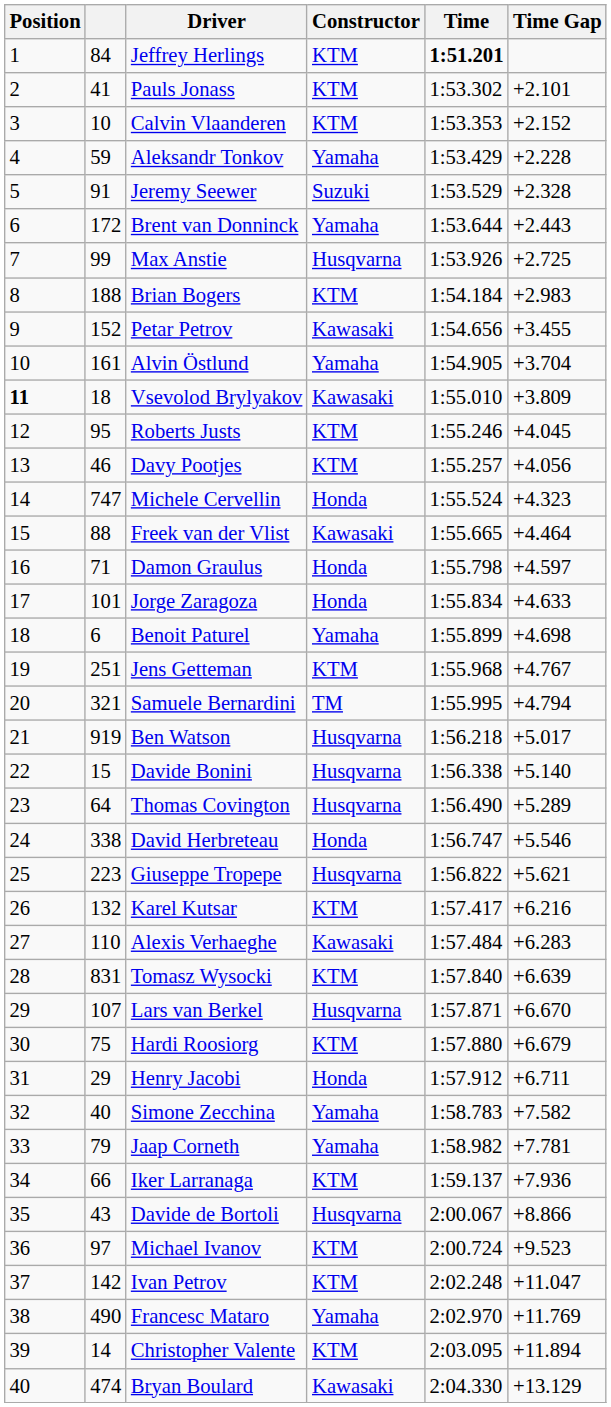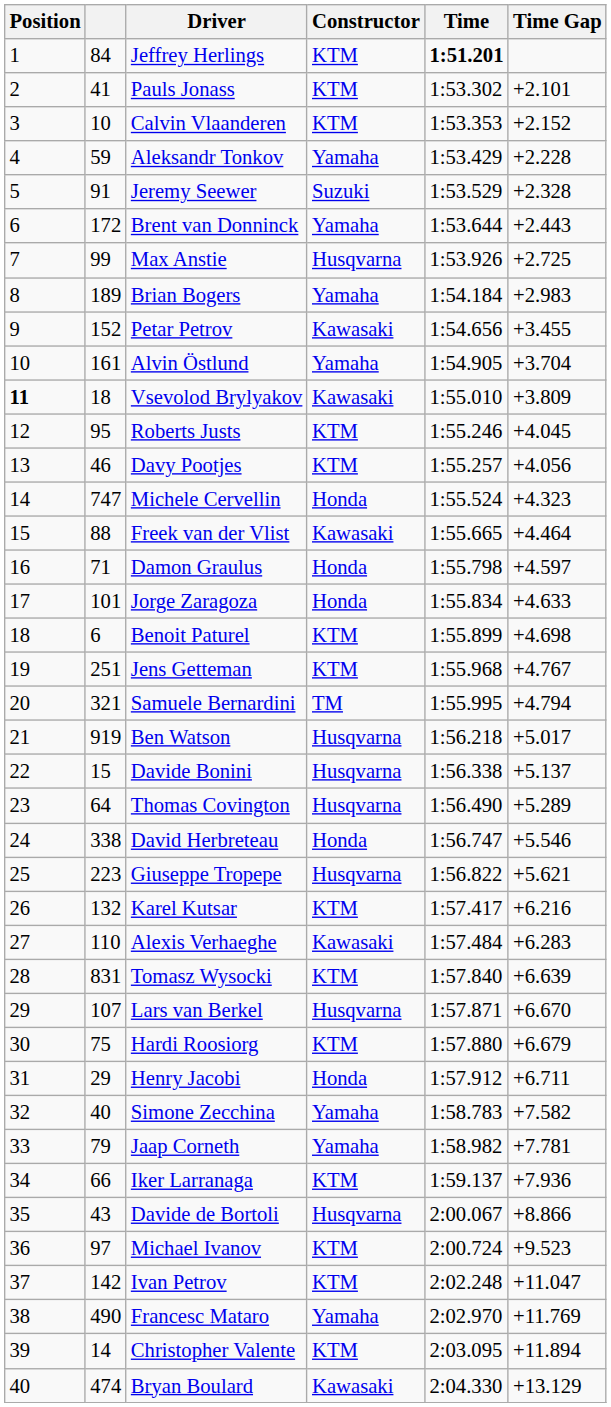(106, 294) 188 -> (106, 294) 189
(335, 294) KTM -> (345, 294) Yamaha
(345, 635) Yamaha -> (335, 635) KTM
(542, 771) +5.140 -> (542, 771) +5.137
